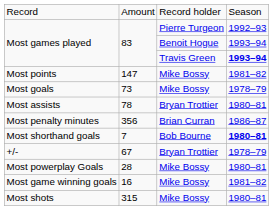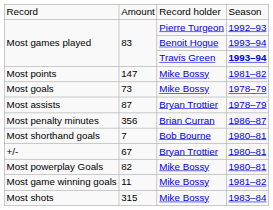(127, 105) 78 -> (127, 105) 87
(247, 105) 1980–81 -> (247, 105) 1978–79
(247, 136) bold -> (247, 136) normal
(247, 151) 1978–79 -> (247, 151) 1980–81
(127, 167) 28 -> (127, 167) 82
(127, 182) 16 -> (126, 182) 11
(247, 197) 1980–81 -> (247, 197) 1983–84
